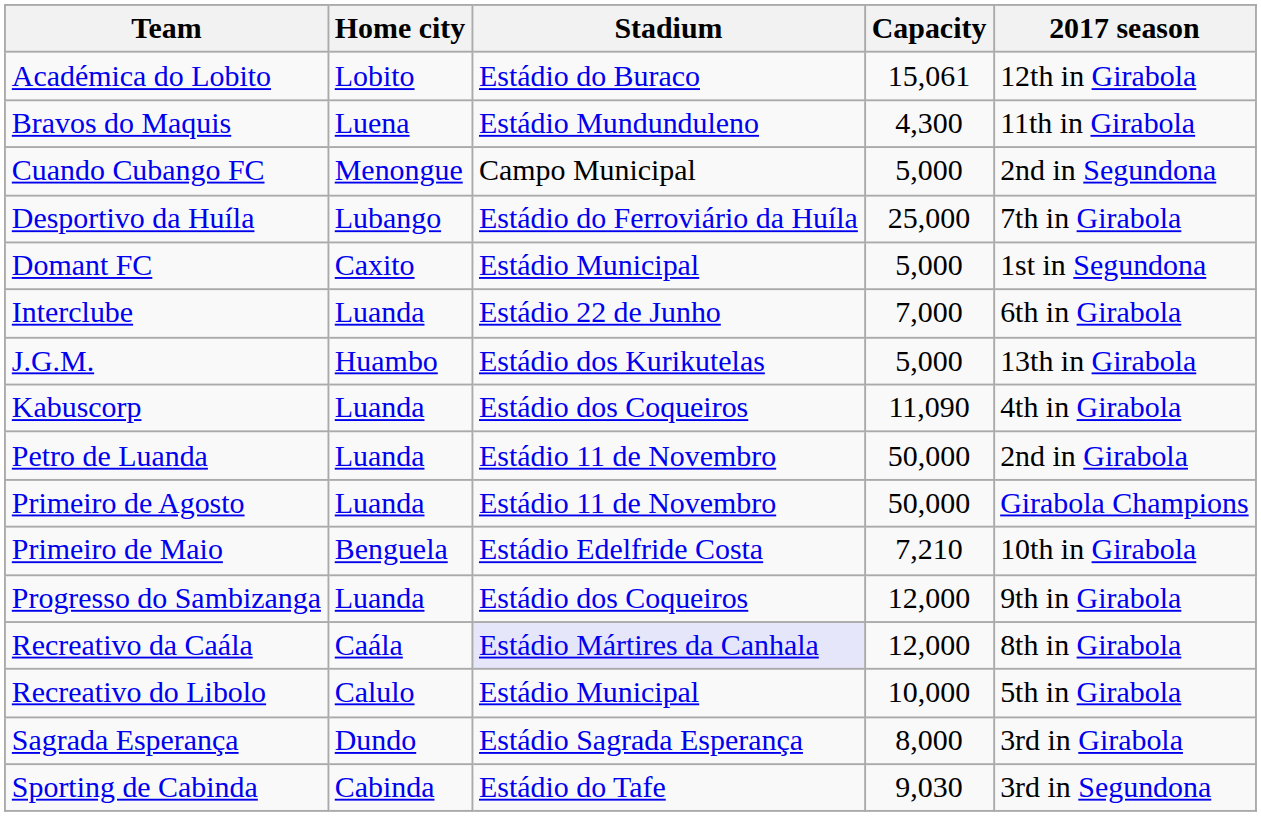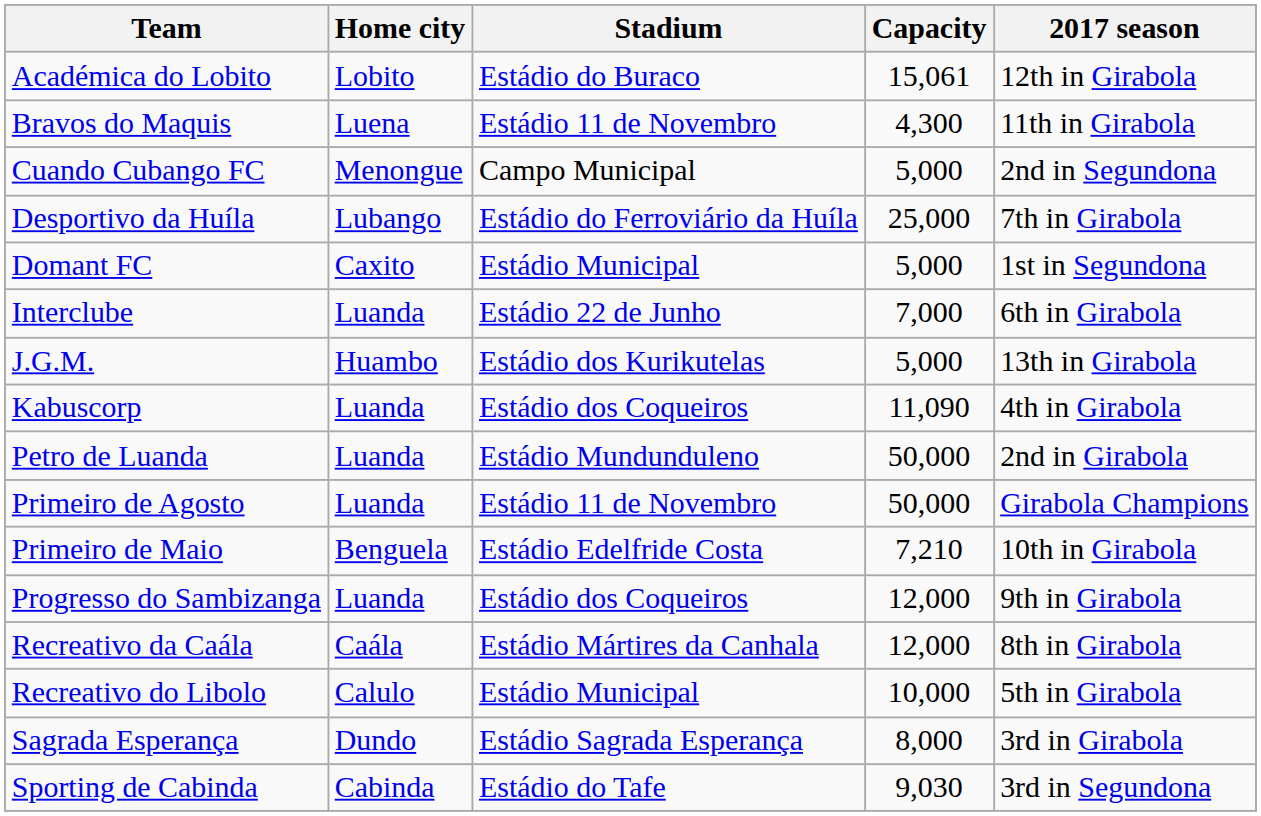(619, 123) Estádio Mundunduleno -> (628, 123) Estádio 11 de Novembro
(628, 455) Estádio 11 de Novembro -> (619, 455) Estádio Mundunduleno
(649, 645) lavender background -> (649, 645) no background
